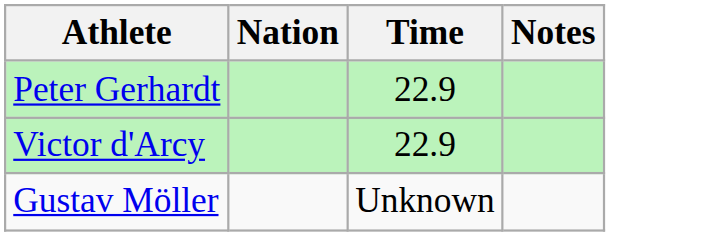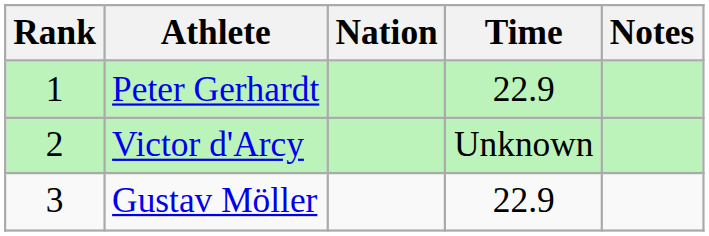+ column: (55, 32)
(425, 144) 22.9 -> (524, 144) Unknown
(425, 200) Unknown -> (524, 200) 22.9
